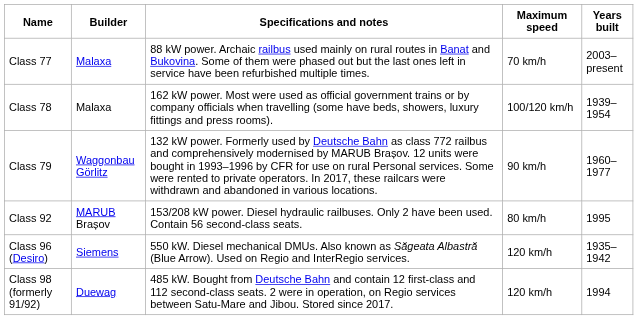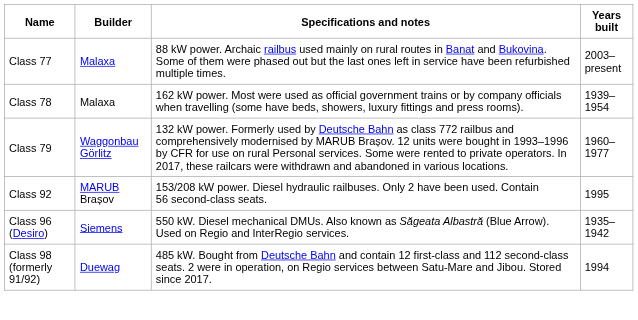- column: (542, 21)
